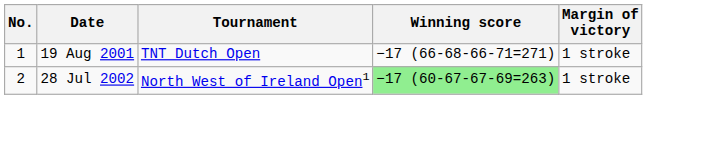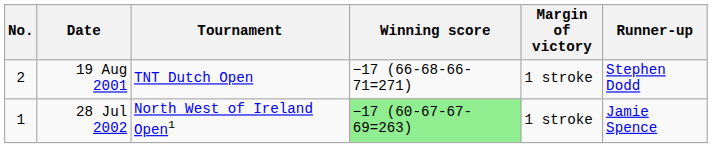+ column: (655, 32)
(21, 55) 1 -> (21, 80) 2
(21, 81) 2 -> (21, 121) 1
